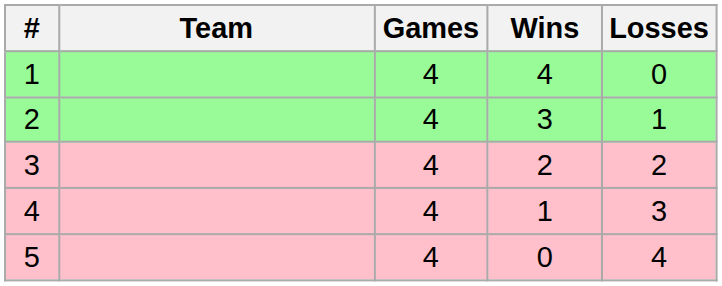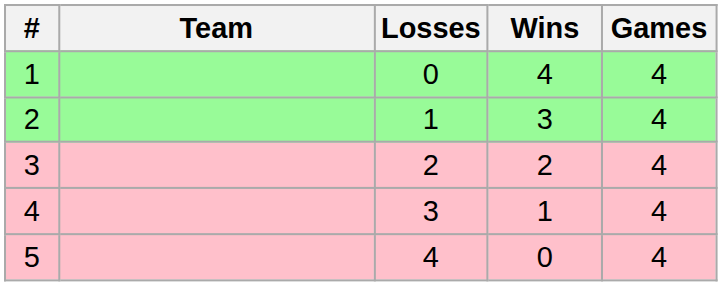columns swapped: (431, 28) <-> (659, 28)
